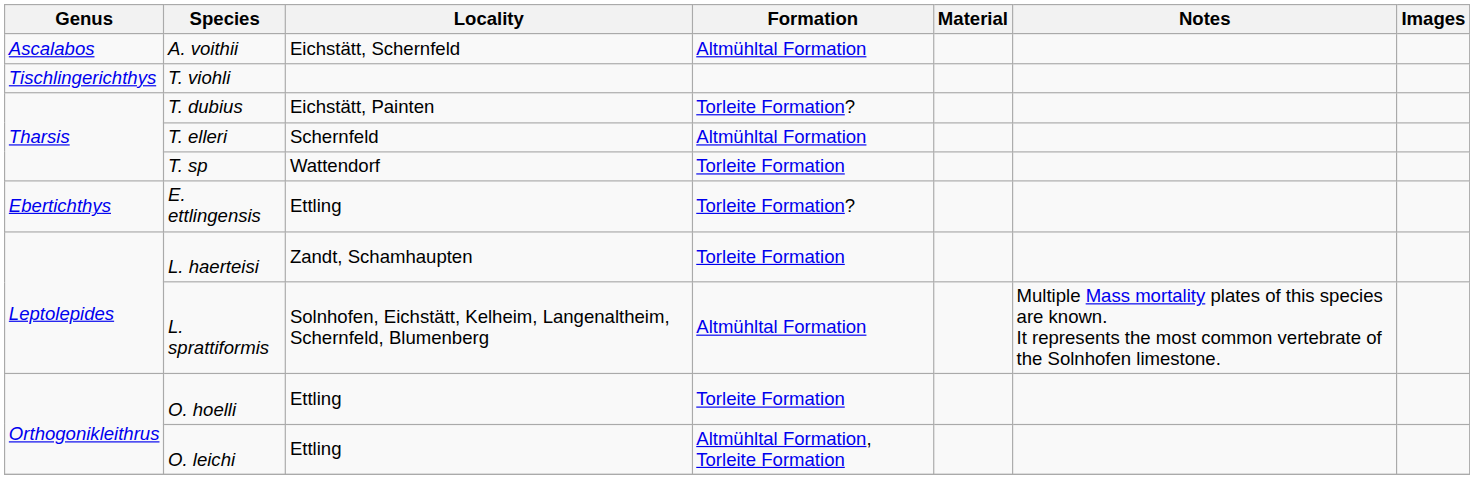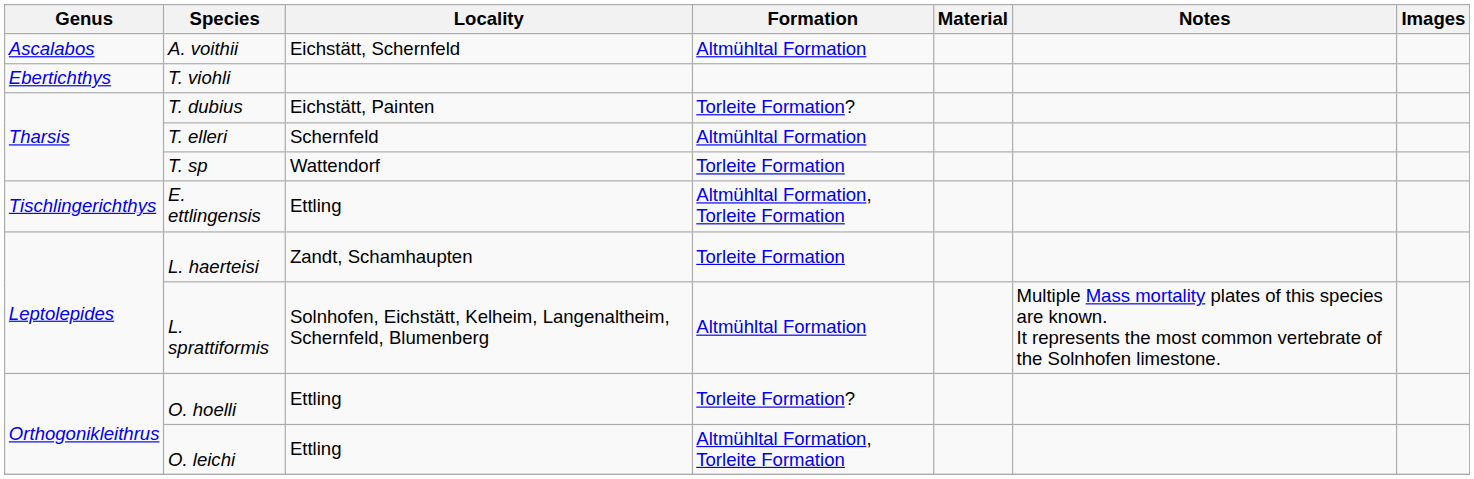(83, 78) Tischlingerichthys -> (60, 78) Ebertichthys
(60, 206) Ebertichthys -> (83, 206) Tischlingerichthys
(776, 206) Torleite Formation? -> (784, 206) Altmühltal Formation, Torleite Formation
(771, 398) Torleite Formation -> (776, 398) Torleite Formation?
